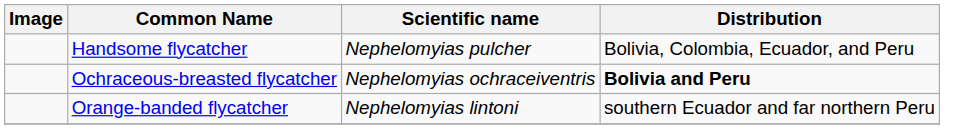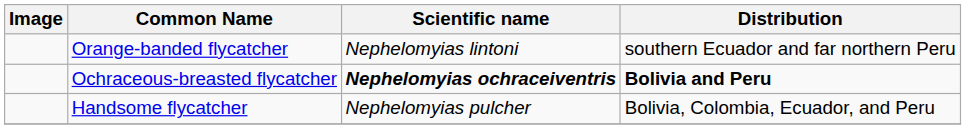rows swapped: (180, 108) <-> (160, 49)
(470, 78) normal -> (481, 78) bold
